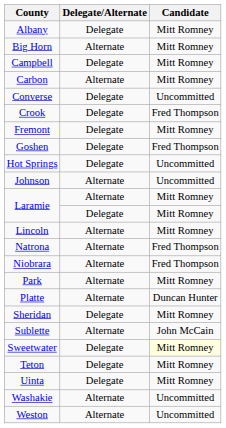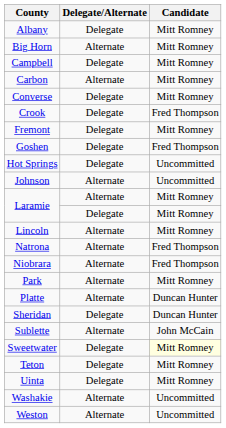(185, 96) Uncommitted -> (185, 96) Mitt Romney
(185, 314) Mitt Romney -> (185, 314) Duncan Hunter
